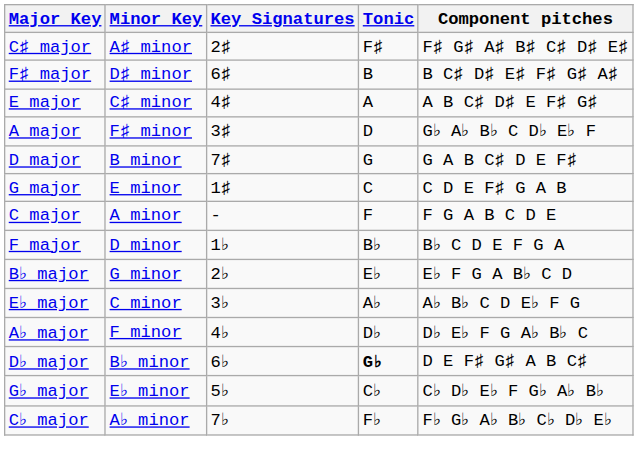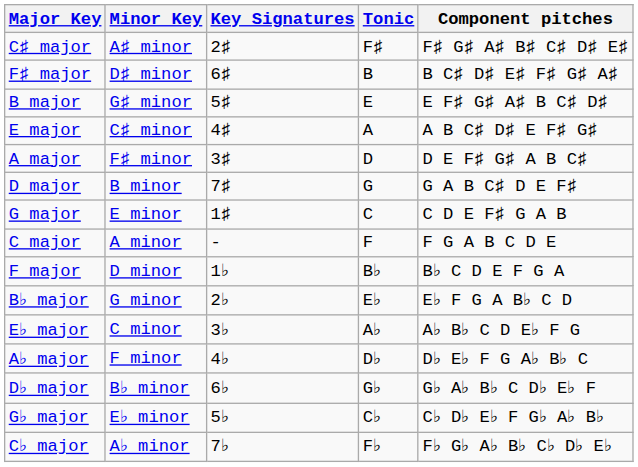+ row: (45, 103)
(509, 132) G♭ A♭ B♭ C D♭ E♭ F -> (505, 158) D E F♯ G♯ A B C♯
(373, 362) bold -> (372, 389) normal
(505, 362) D E F♯ G♯ A B C♯ -> (509, 389) G♭ A♭ B♭ C D♭ E♭ F
